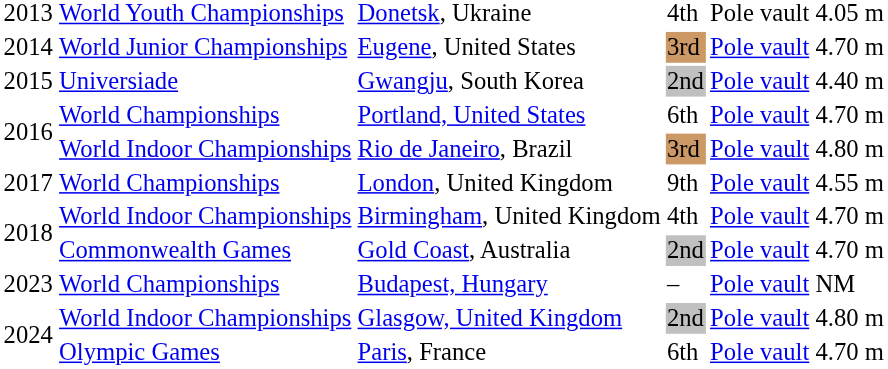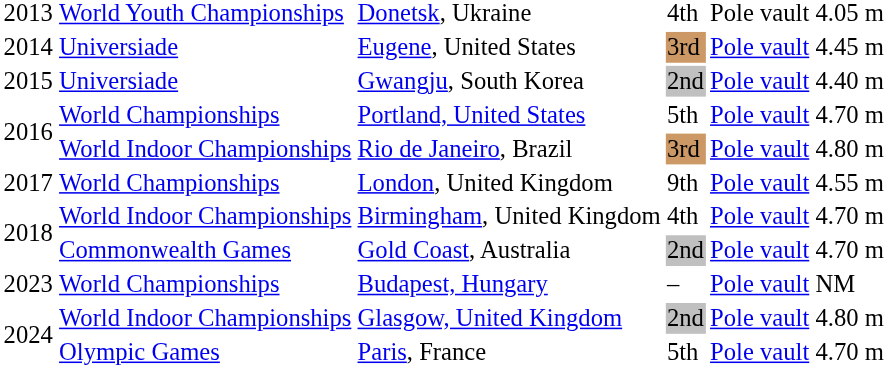(203, 47) World Junior Championships -> (119, 47) Universiade
(850, 47) 4.70 m -> (850, 47) 4.45 m
(683, 114) 6th -> (683, 114) 5th
(683, 352) 6th -> (683, 352) 5th
